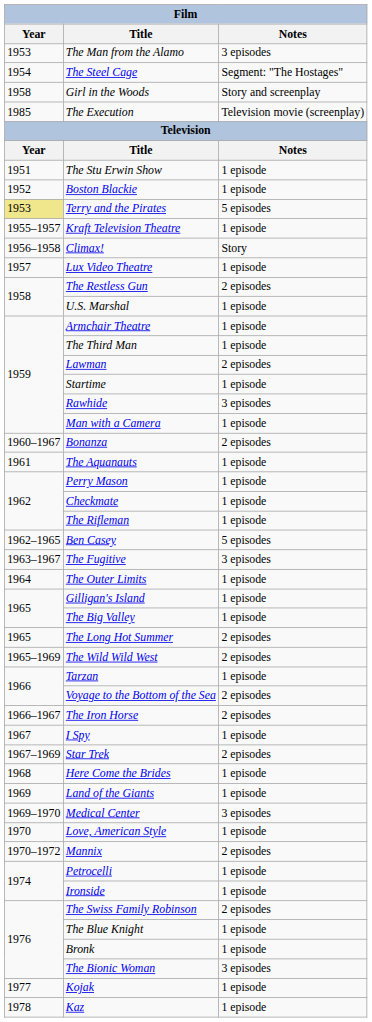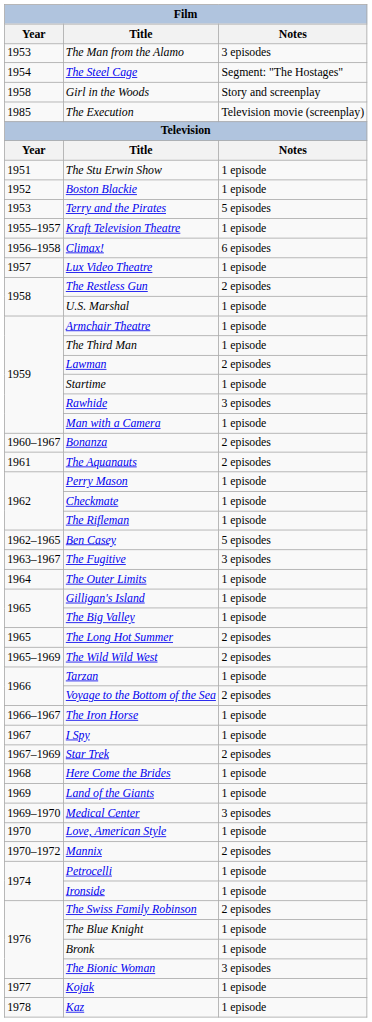(19, 209) khaki background -> (19, 209) no background
(234, 248) Story -> (246, 248) 6 episodes
(244, 462) 1 episode -> (246, 462) 2 episodes
(246, 715) 2 episodes -> (244, 715) 1 episode
